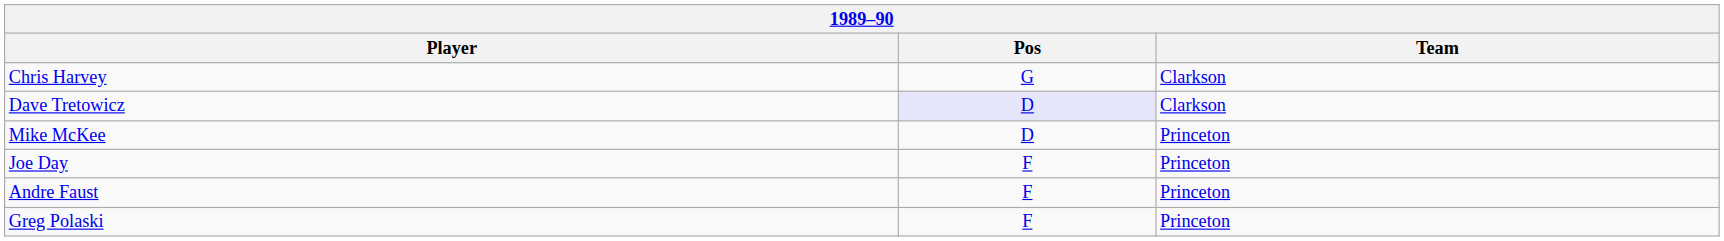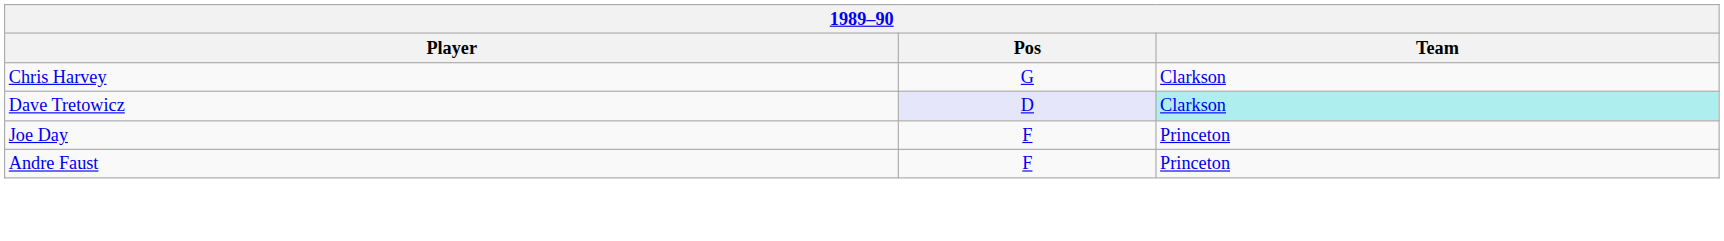(1193, 105) no background -> (1193, 105) paleturquoise background
- row: (57, 134)
- row: (56, 221)
